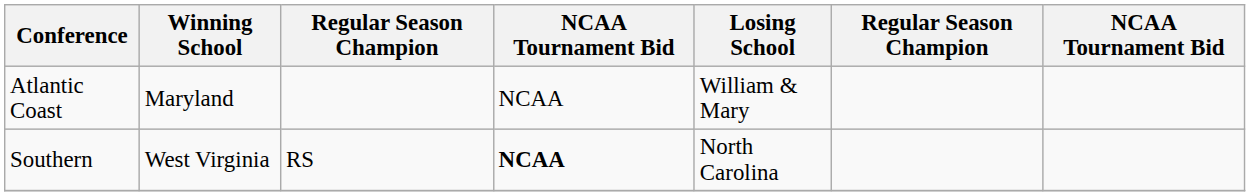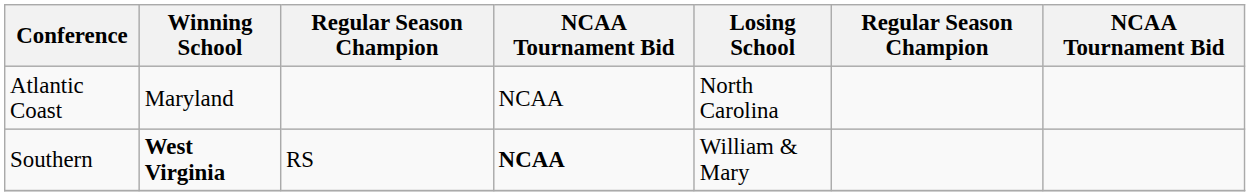(749, 97) William & Mary -> (739, 97) North Carolina
(207, 159) normal -> (185, 159) bold
(739, 159) North Carolina -> (749, 159) William & Mary
